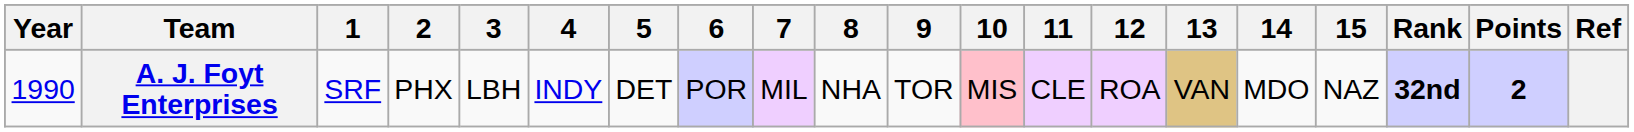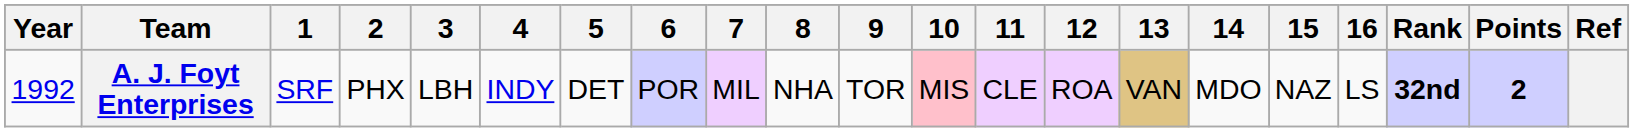+ column: (1362, 28)
(43, 89) 1990 -> (43, 89) 1992
